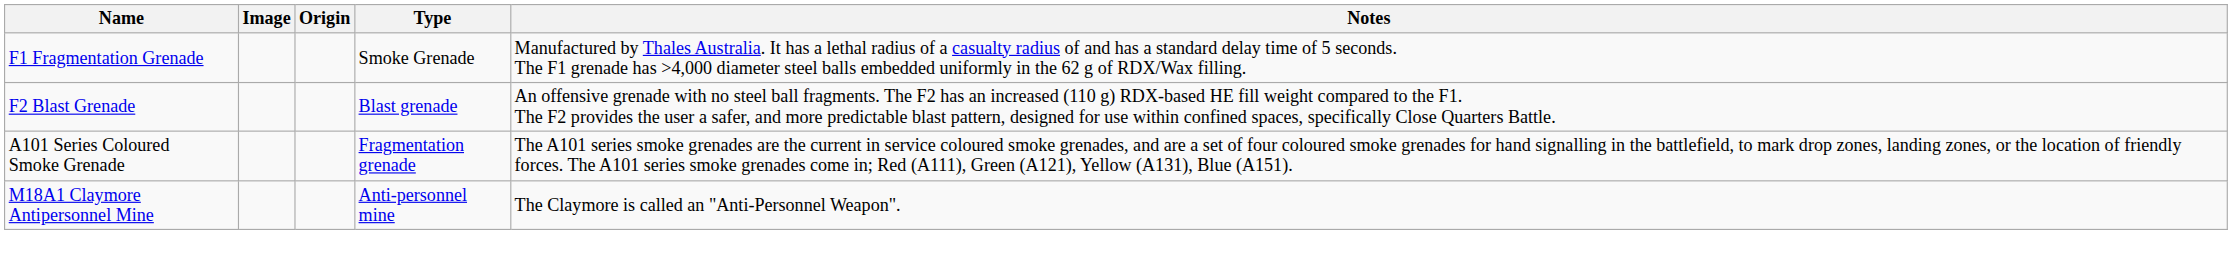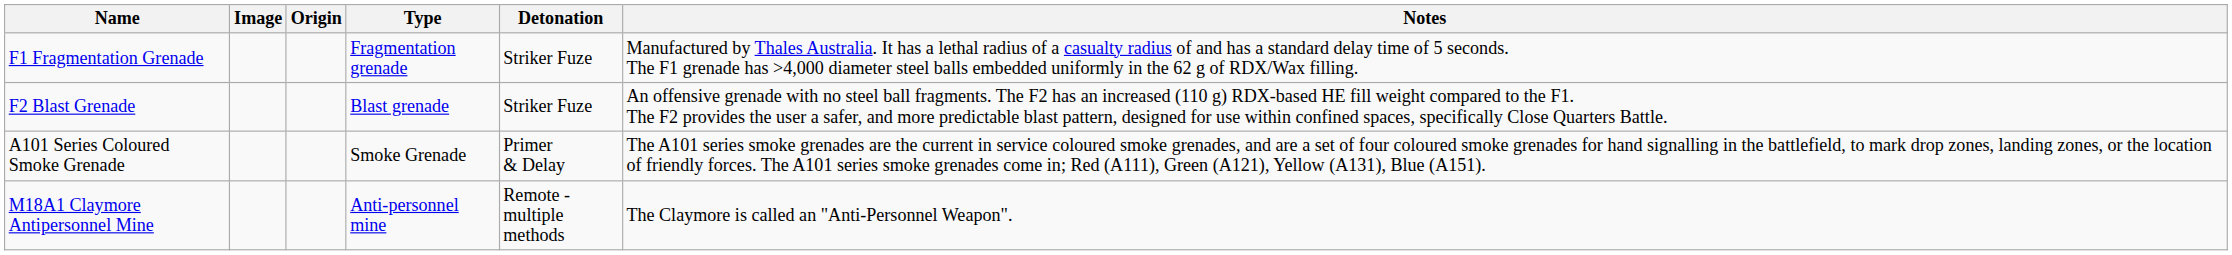+ column: (561, 18)
(417, 57) Smoke Grenade -> (403, 57) Fragmentation grenade
(411, 155) Fragmentation grenade -> (408, 155) Smoke Grenade
